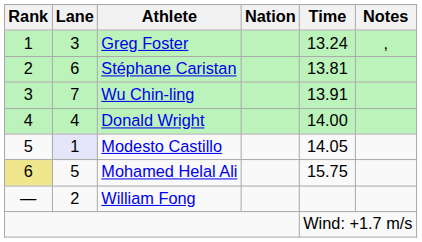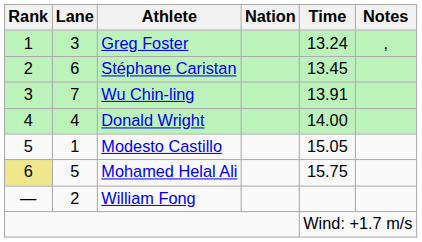(327, 69) 13.81 -> (327, 69) 13.45
(75, 146) lavender background -> (75, 146) no background
(327, 146) 14.05 -> (327, 146) 15.05
